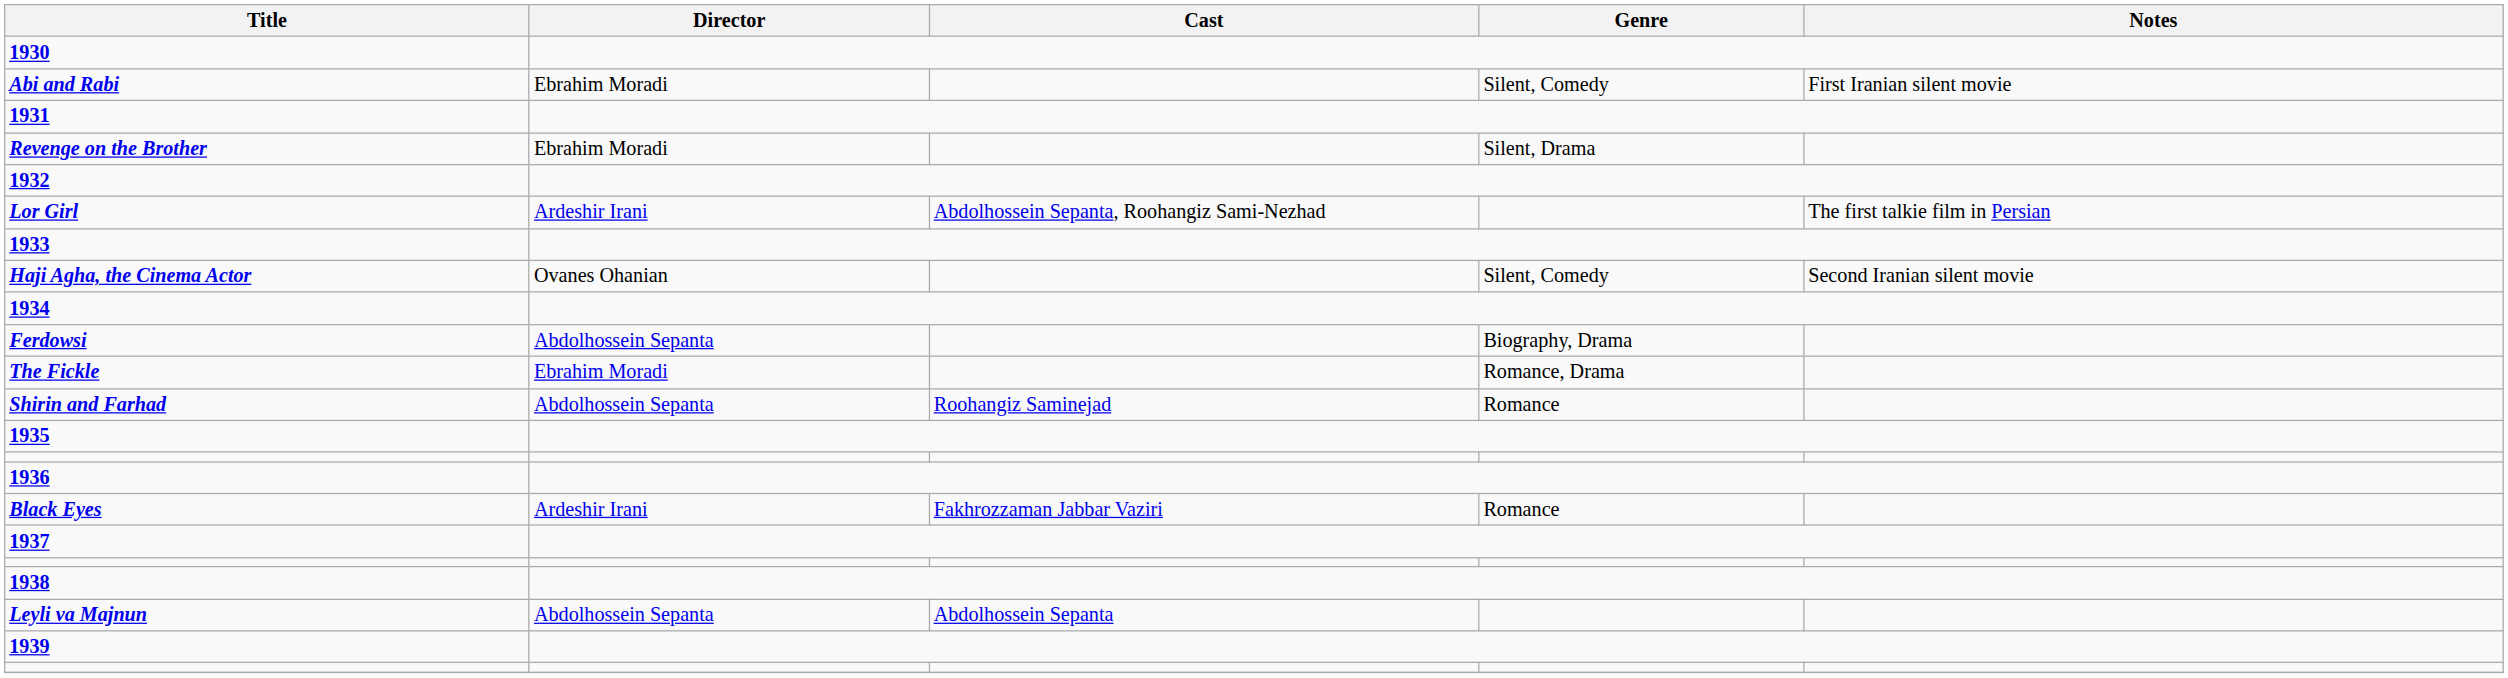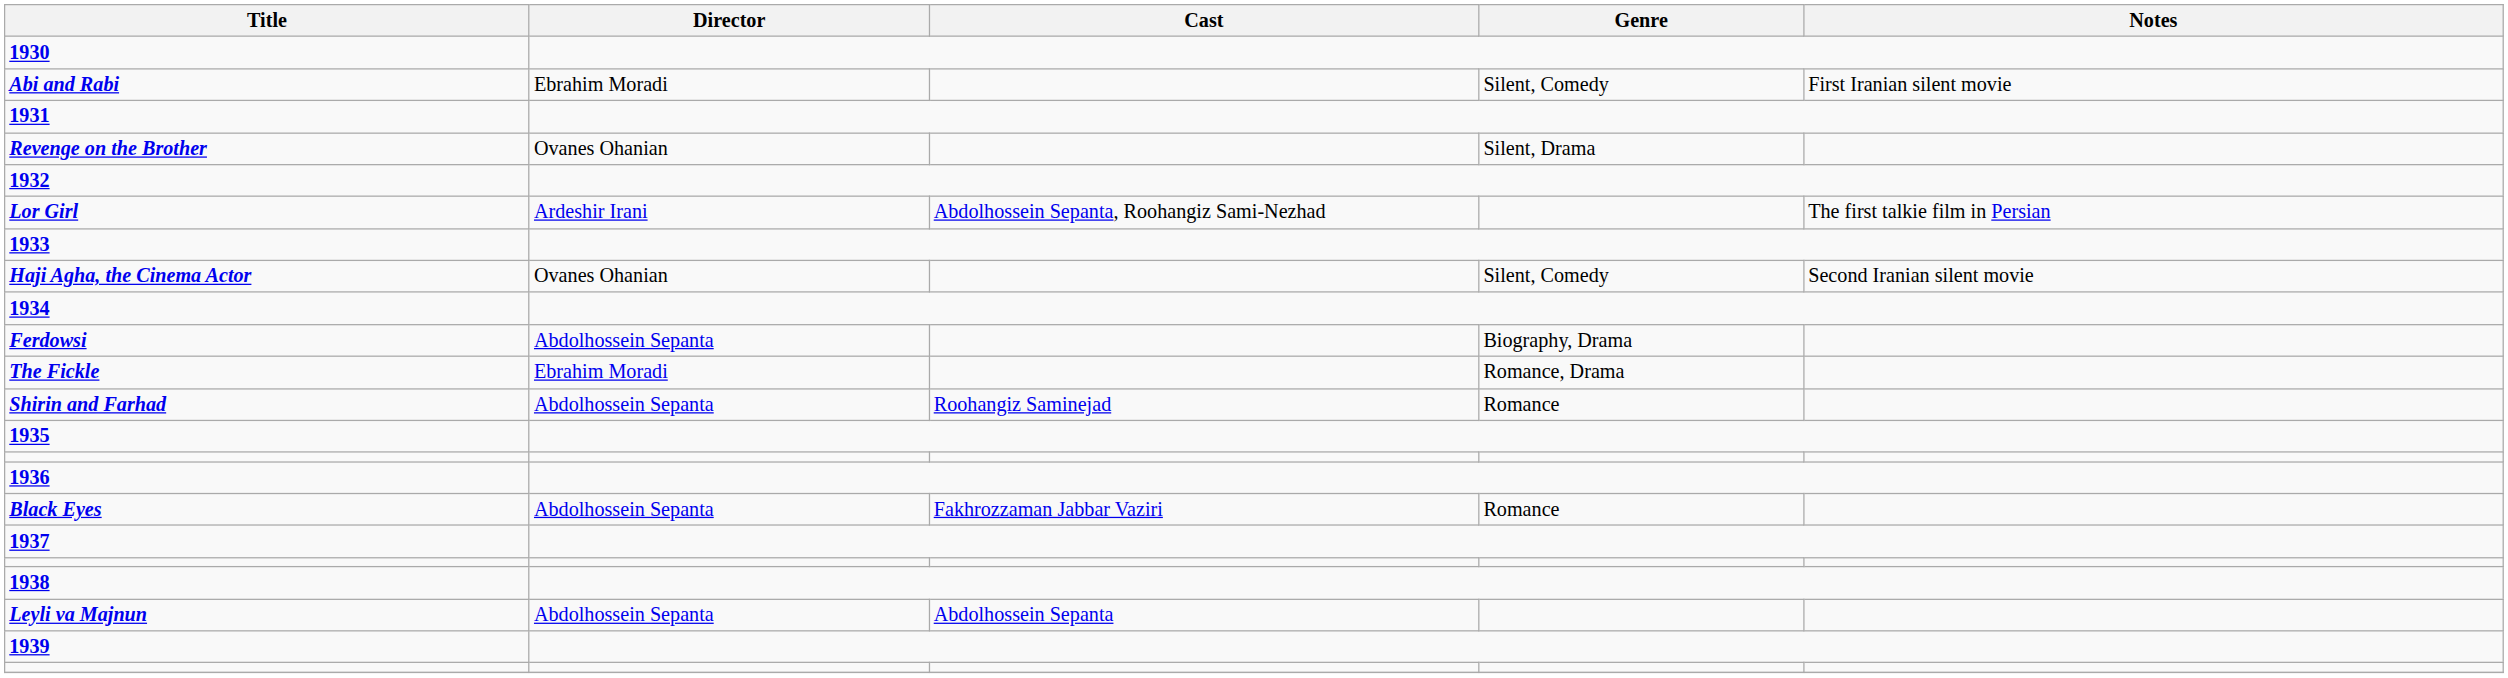(601, 148) Ebrahim Moradi -> (601, 148) Ovanes Ohanian
(591, 509) Ardeshir Irani -> (624, 509) Abdolhossein Sepanta
